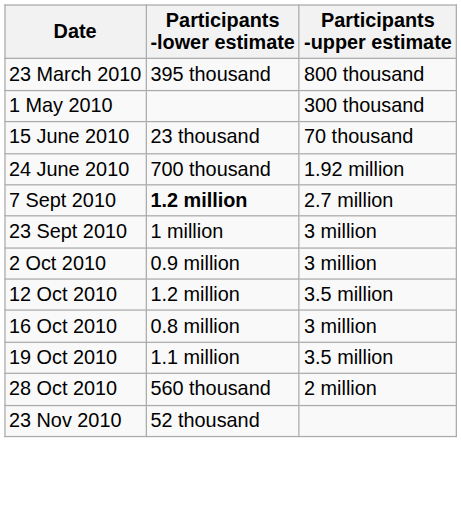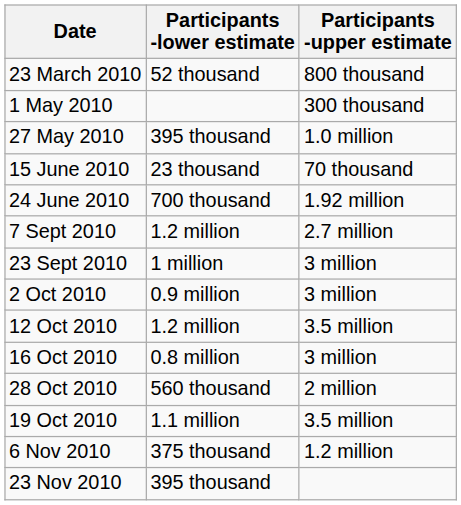(211, 74) 395 thousand -> (205, 74) 52 thousand
+ row: (66, 137)
(199, 200) bold -> (195, 231) normal
rows swapped: (63, 357) <-> (63, 389)
+ row: (60, 451)
(205, 420) 52 thousand -> (211, 483) 395 thousand
